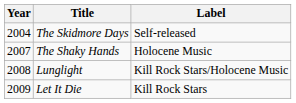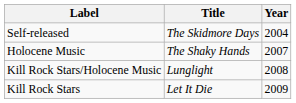columns swapped: (19, 13) <-> (211, 13)
